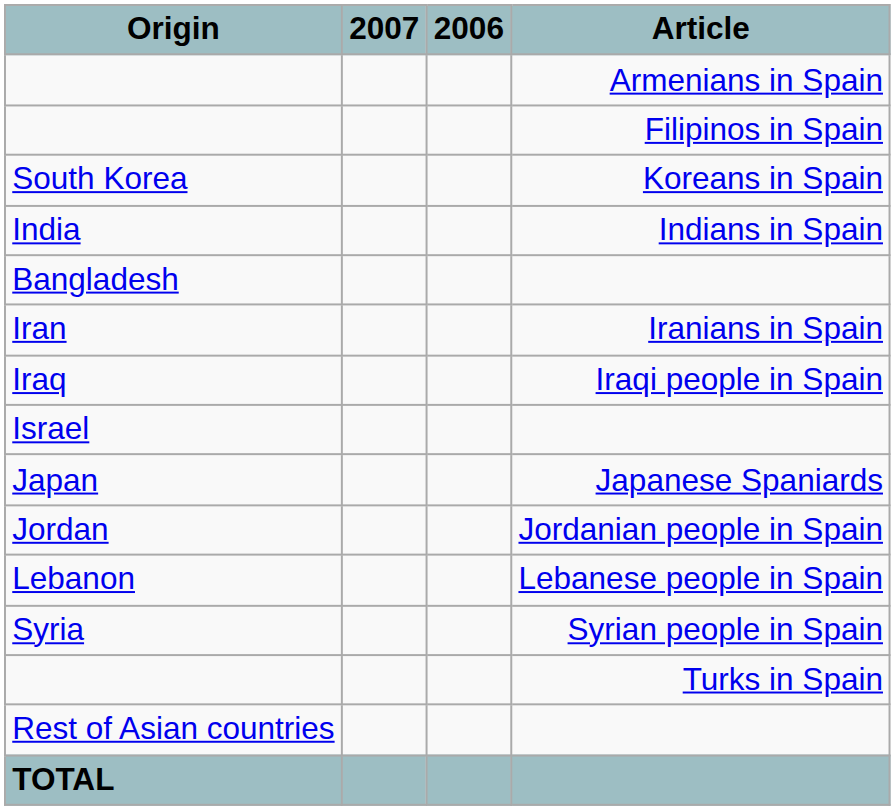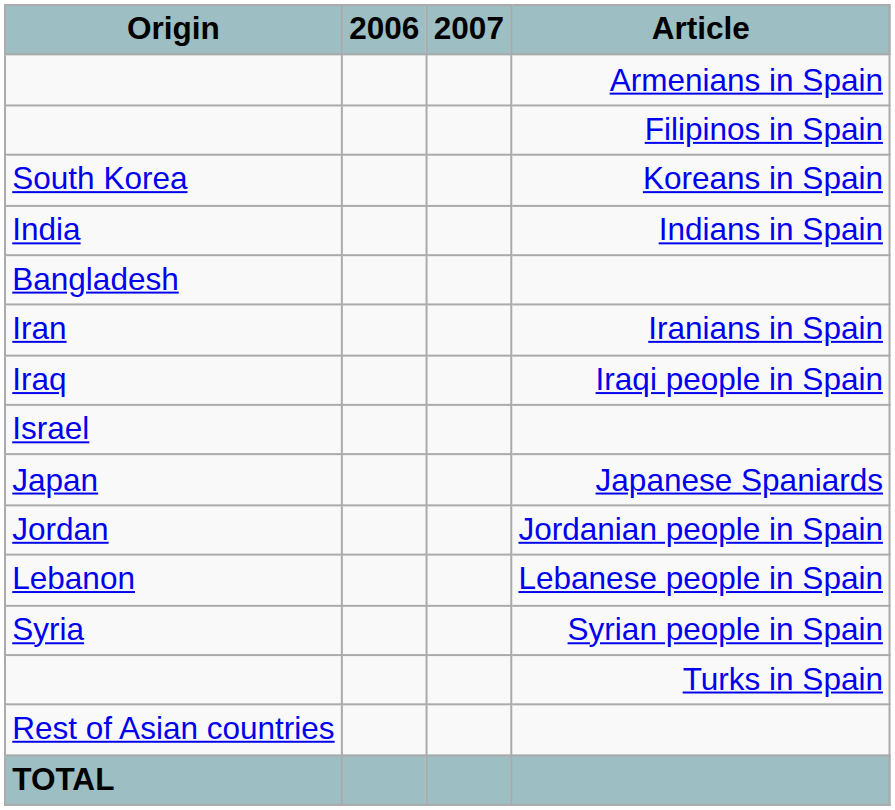columns swapped: (384, 29) <-> (469, 29)
